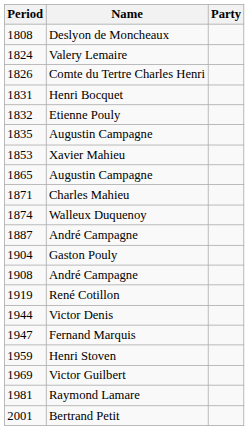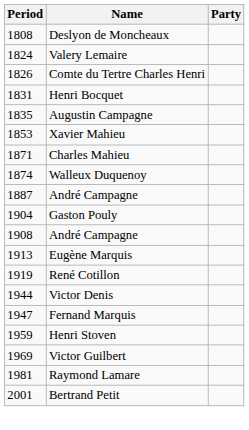- row: (20, 114)
- row: (20, 174)
+ row: (20, 255)
